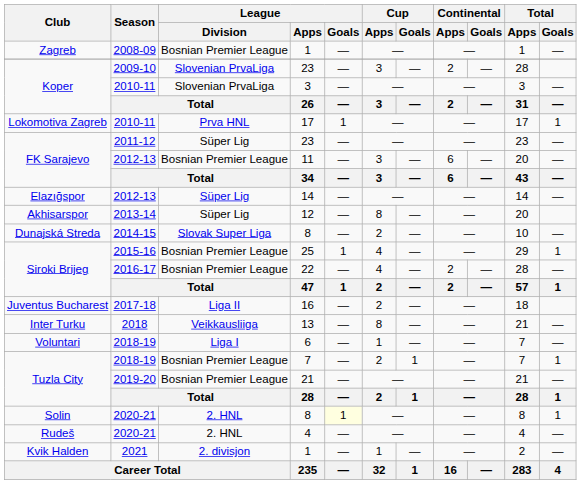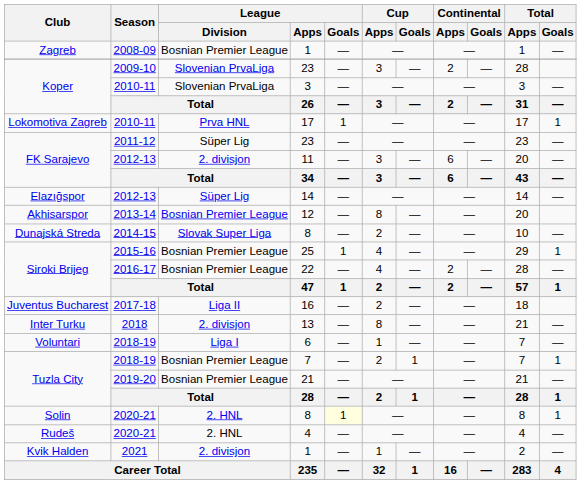(224, 159) Bosnian Premier League -> (224, 159) 2. divisjon
(224, 214) Süper Lig -> (224, 214) Bosnian Premier League
(224, 324) Veikkausliiga -> (224, 324) 2. divisjon
